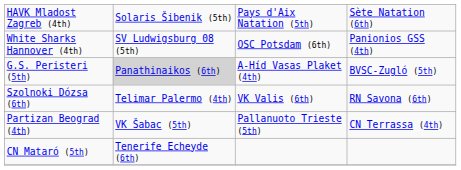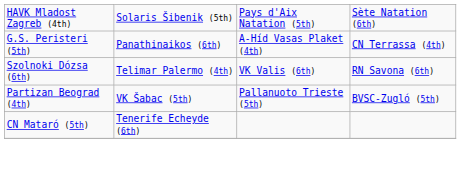- row: (45, 45)
(168, 71) lightgrey background -> (169, 45) no background
(393, 71) BVSC-Zugló (5th) -> (399, 45) CN Terrassa (4th)
(396, 125) CN Terrassa (4th) -> (396, 98) BVSC-Zugló (5th)
